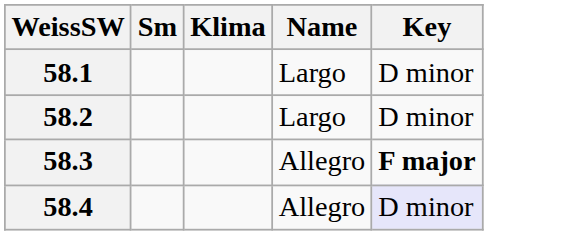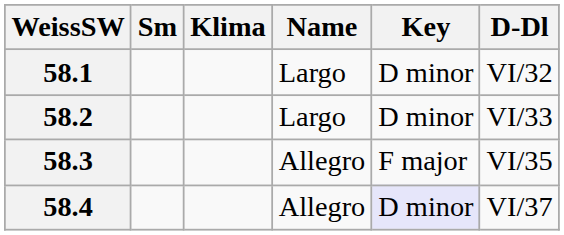+ column: (520, 26)
(427, 161) bold -> (423, 161) normal
